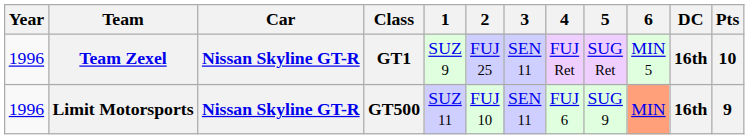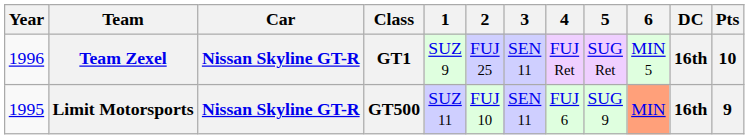(26, 109) 1996 -> (26, 109) 1995
